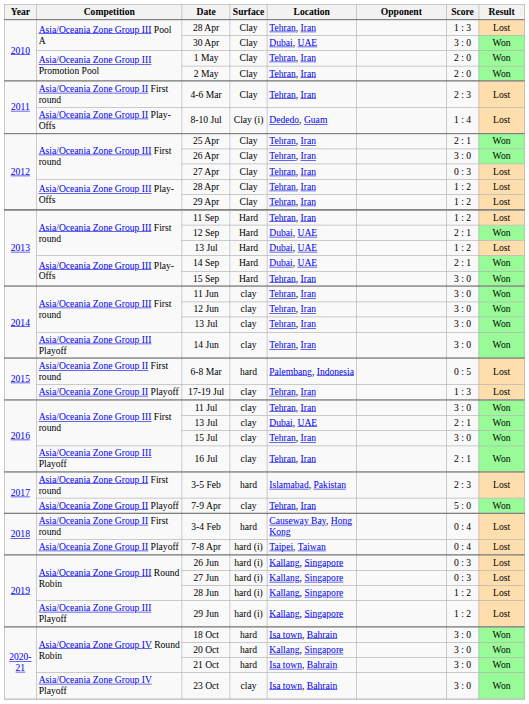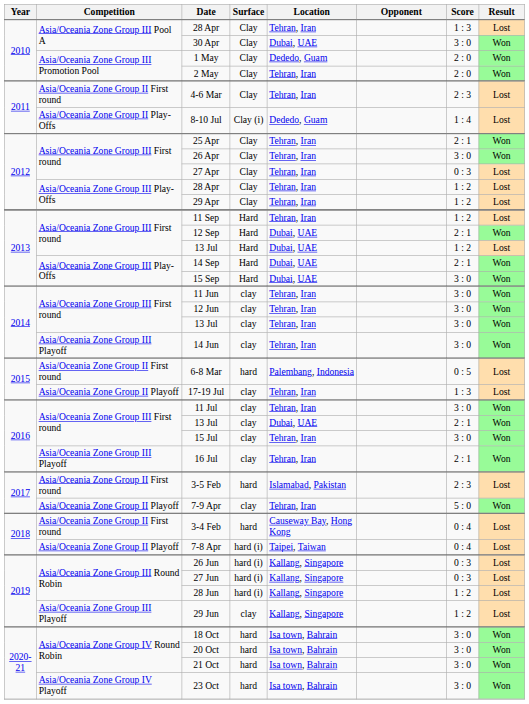(293, 58) Tehran, Iran -> (298, 58) Dededo, Guam
(293, 278) Tehran, Iran -> (293, 278) Dubai, UAE
(249, 614) hard (i) -> (249, 614) clay
(306, 650) Kallang, Singapore -> (303, 650) Isa town, Bahrain
(249, 686) clay -> (249, 686) hard
